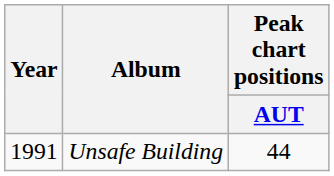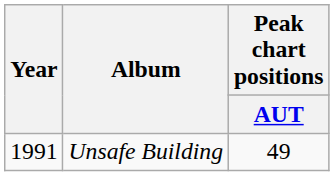(279, 151) 44 -> (279, 151) 49
